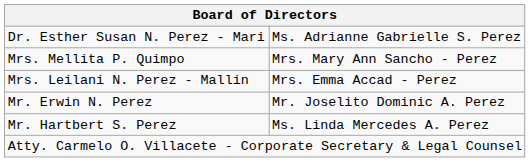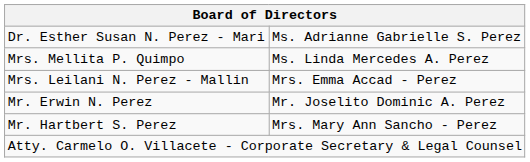(385, 59) Mrs. Mary Ann Sancho - Perez -> (381, 59) Ms. Linda Mercedes A. Perez
(381, 125) Ms. Linda Mercedes A. Perez -> (385, 125) Mrs. Mary Ann Sancho - Perez
